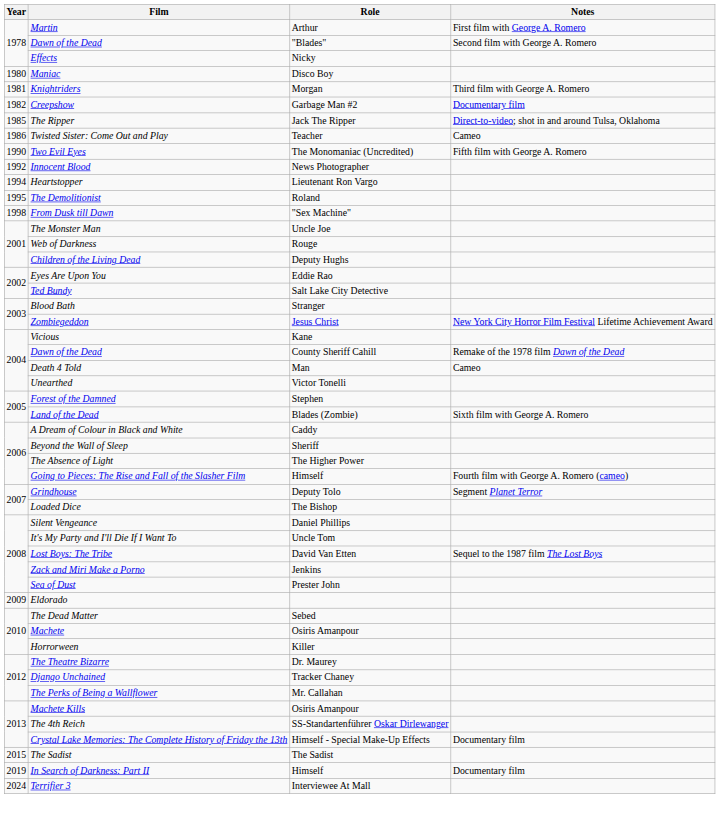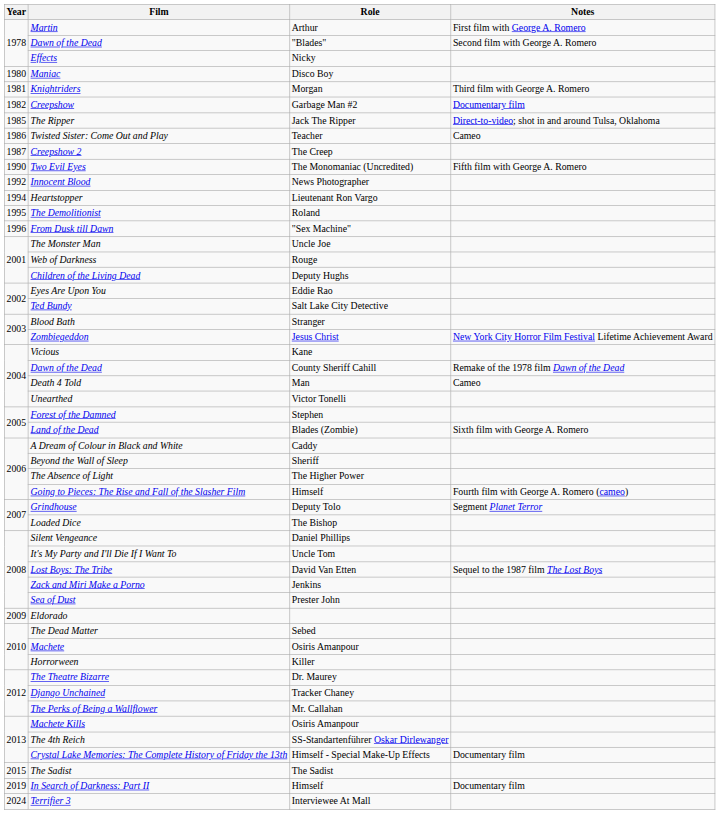+ row: (56, 151)
(16, 213) 1998 -> (16, 228) 1996
